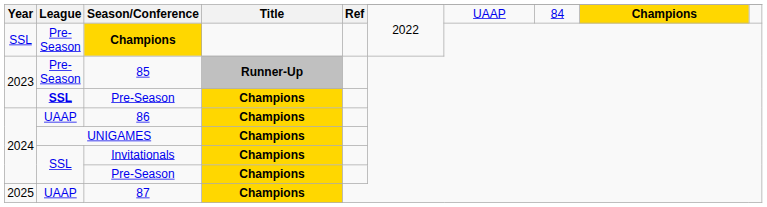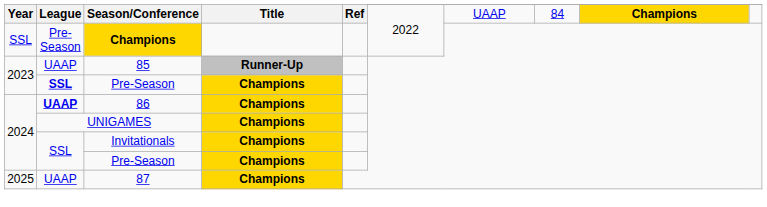(60, 72) Pre-Season -> (60, 65) UAAP
(60, 117) normal -> (60, 103) bold
